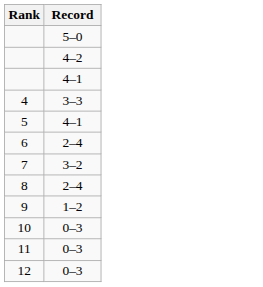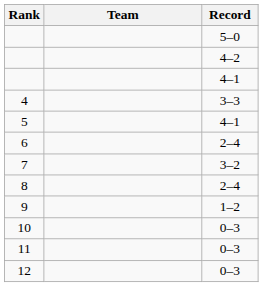+ column: (123, 15)
